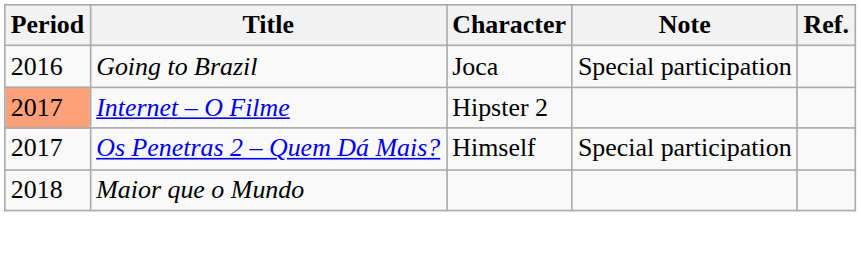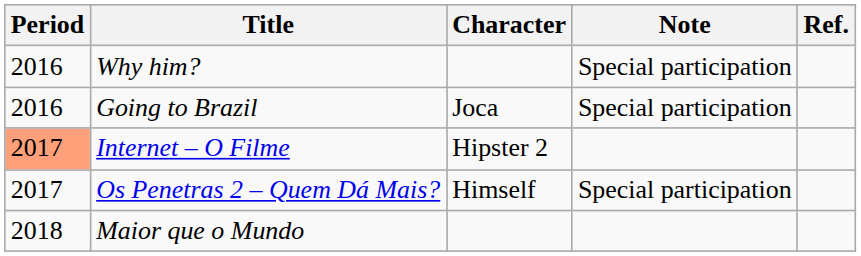+ row: (148, 66)
